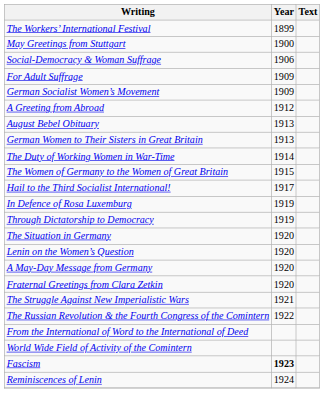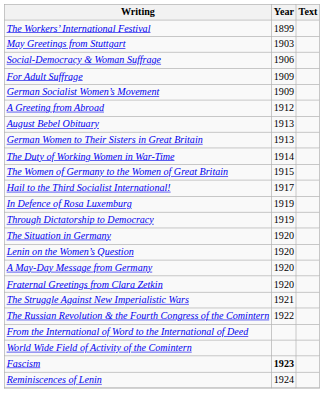(284, 44) 1900 -> (284, 44) 1903
